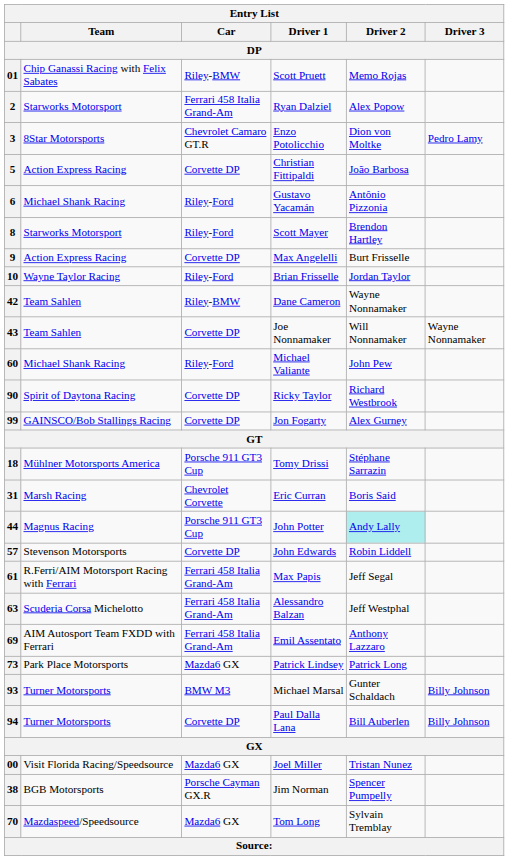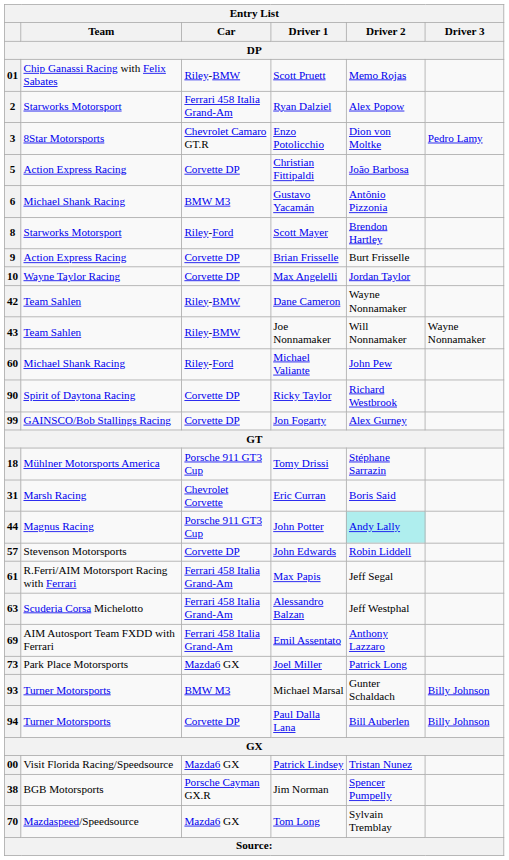(209, 201) Riley-Ford -> (207, 201) BMW M3
(305, 257) Max Angelelli -> (306, 257) Brian Frisselle
(209, 276) Riley-Ford -> (212, 276) Corvette DP
(306, 276) Brian Frisselle -> (305, 276) Max Angelelli
(212, 332) Corvette DP -> (212, 332) Riley-BMW
(308, 664) Patrick Lindsey -> (298, 664) Joel Miller
(298, 764) Joel Miller -> (308, 764) Patrick Lindsey
